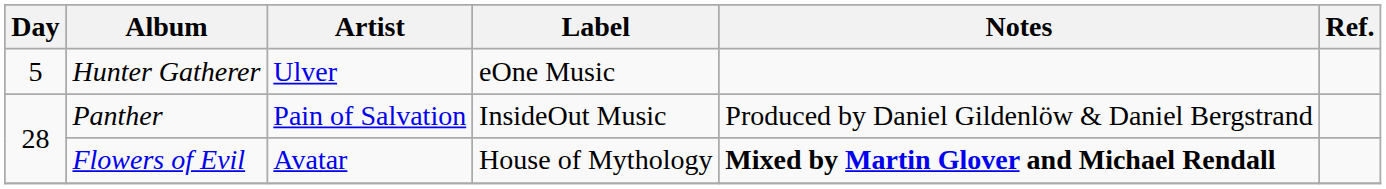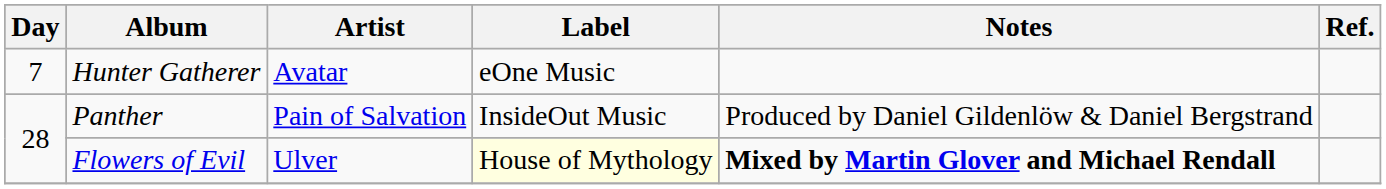(35, 71) 5 -> (35, 71) 7
(305, 71) Ulver -> (310, 71) Avatar
(310, 159) Avatar -> (305, 159) Ulver
(596, 159) no background -> (596, 159) lightyellow background
